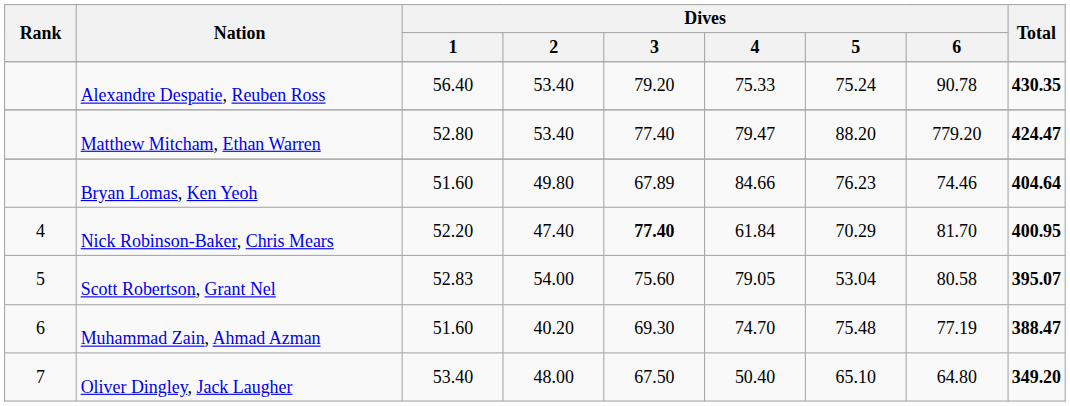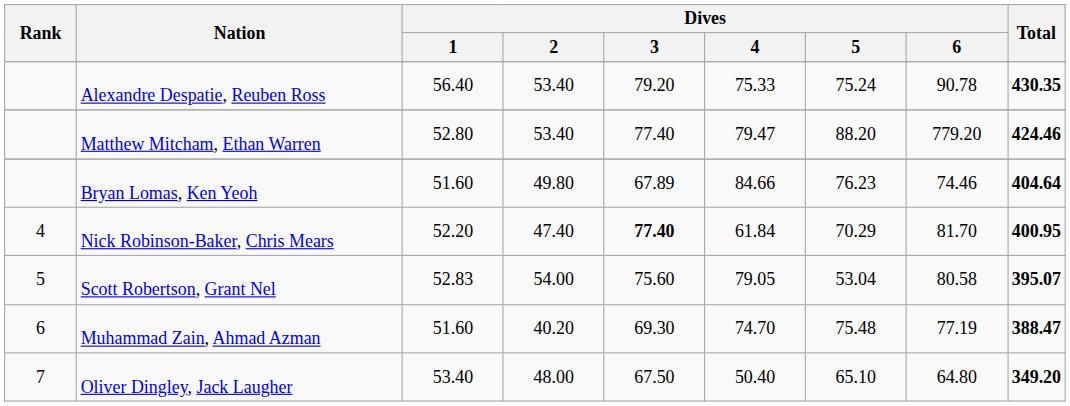(1036, 134) 424.47 -> (1036, 134) 424.46
